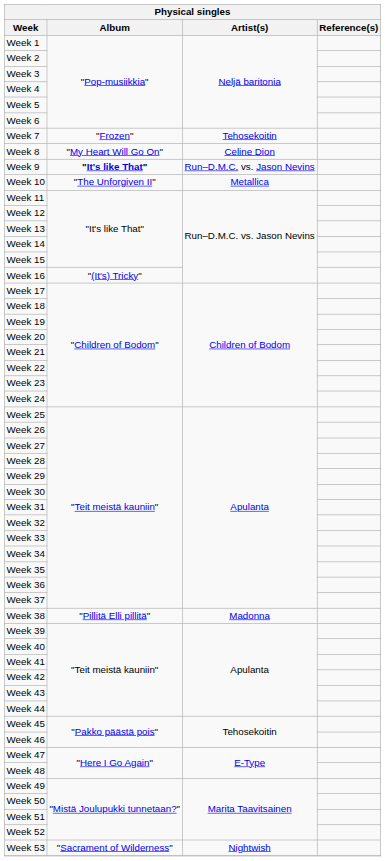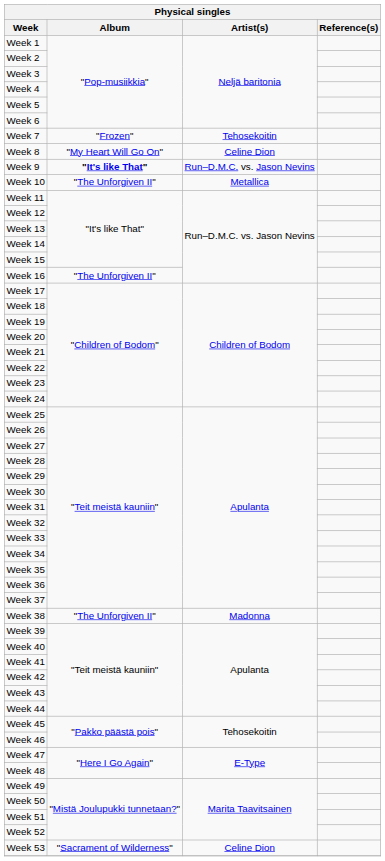(115, 275) "(It's) Tricky" -> (115, 275) "The Unforgiven II"
(115, 615) "Pillitä Elli pillitä" -> (115, 615) "The Unforgiven II"
(250, 848) Nightwish -> (250, 848) Celine Dion
